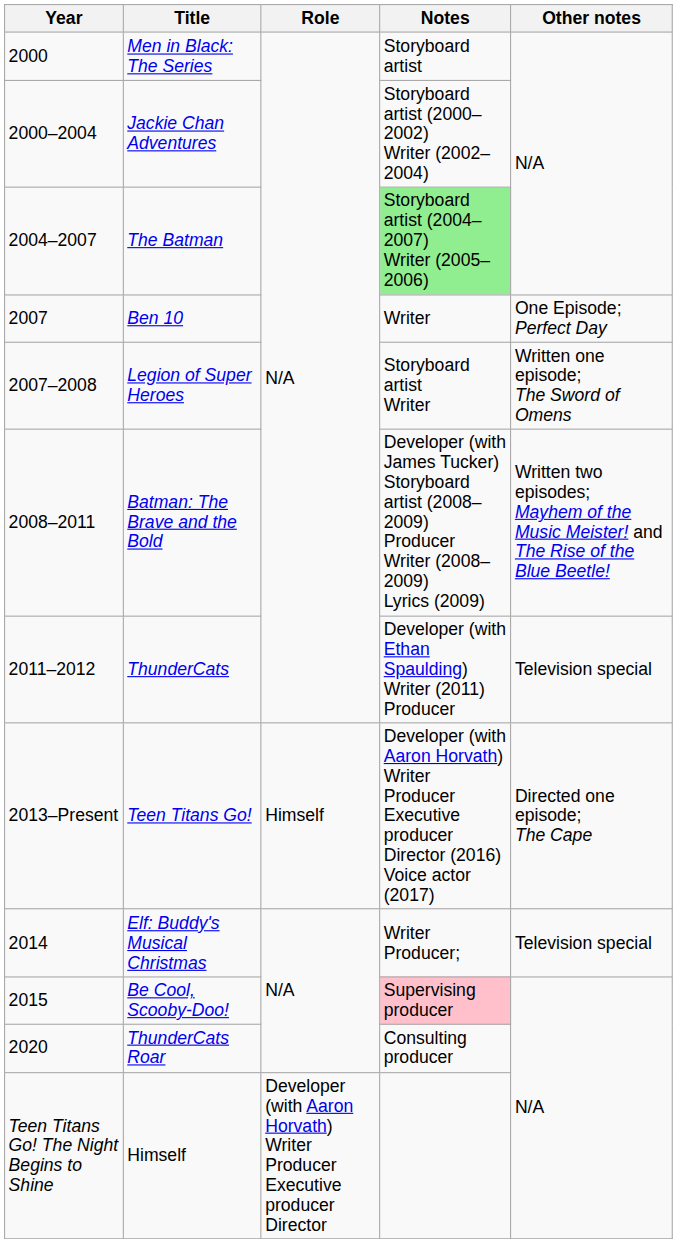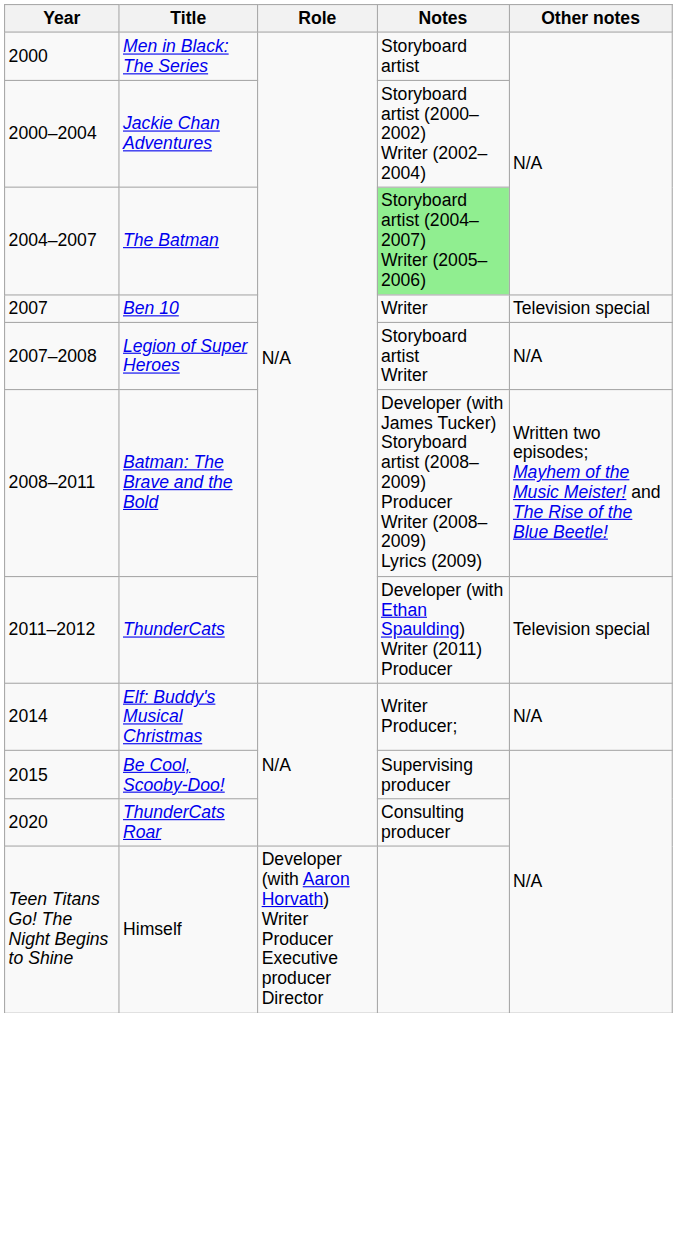(568, 318) One Episode; Perfect Day -> (581, 308) Television special
(567, 385) Written one episode; The Sword of Omens -> (528, 356) N/A
- row: (189, 815)
(583, 942) Television special -> (528, 716) N/A
(430, 1000) pink background -> (427, 774) no background
